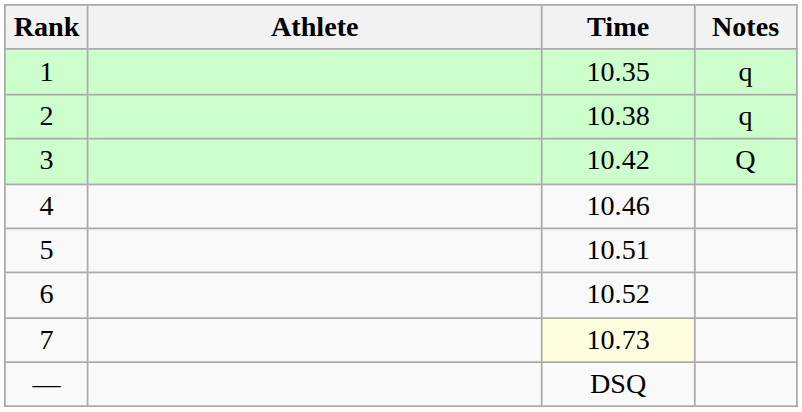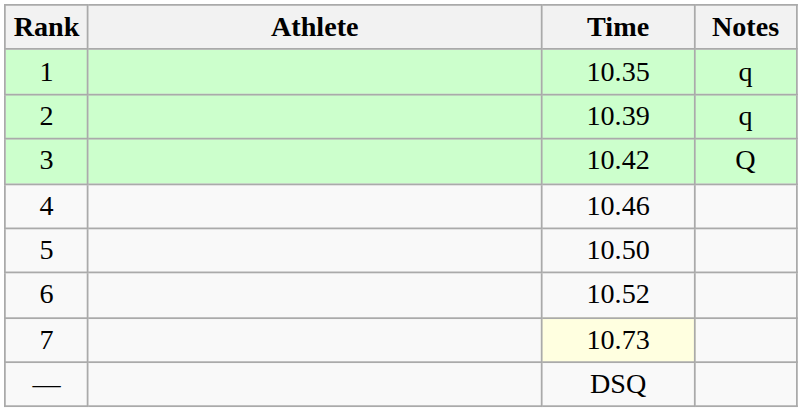(618, 116) 10.38 -> (618, 116) 10.39
(618, 250) 10.51 -> (618, 250) 10.50
